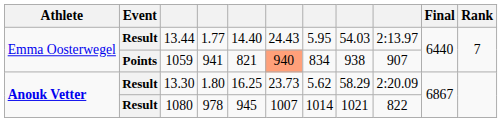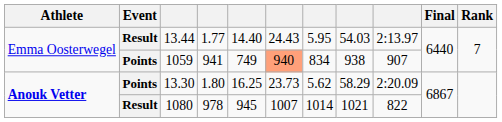(247, 61) 821 -> (247, 61) 749
(140, 83) Result -> (140, 83) Points
